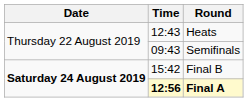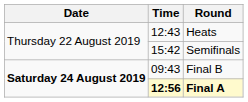(166, 50) 09:43 -> (166, 50) 15:42
(166, 69) 15:42 -> (166, 69) 09:43
